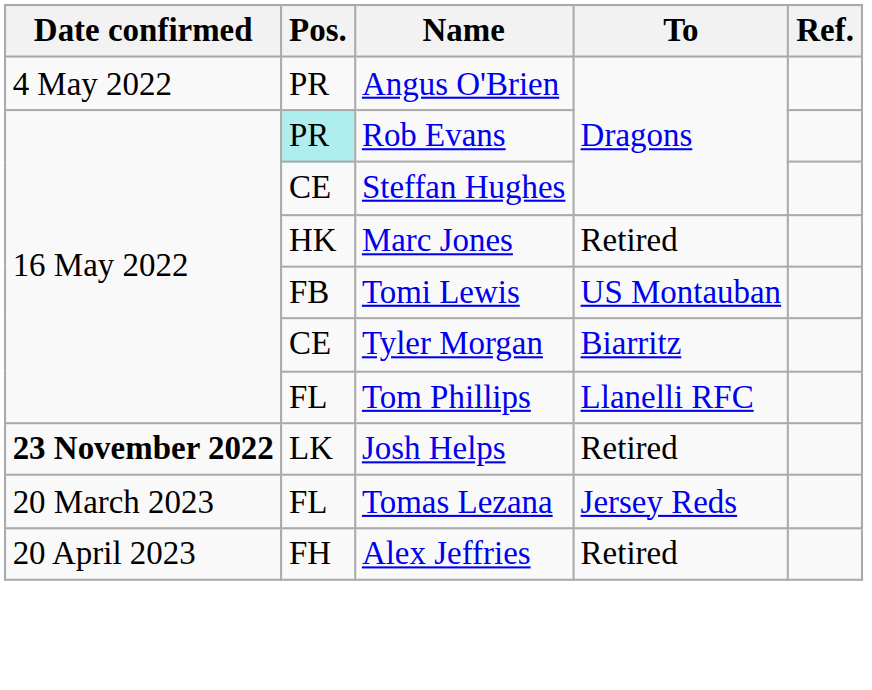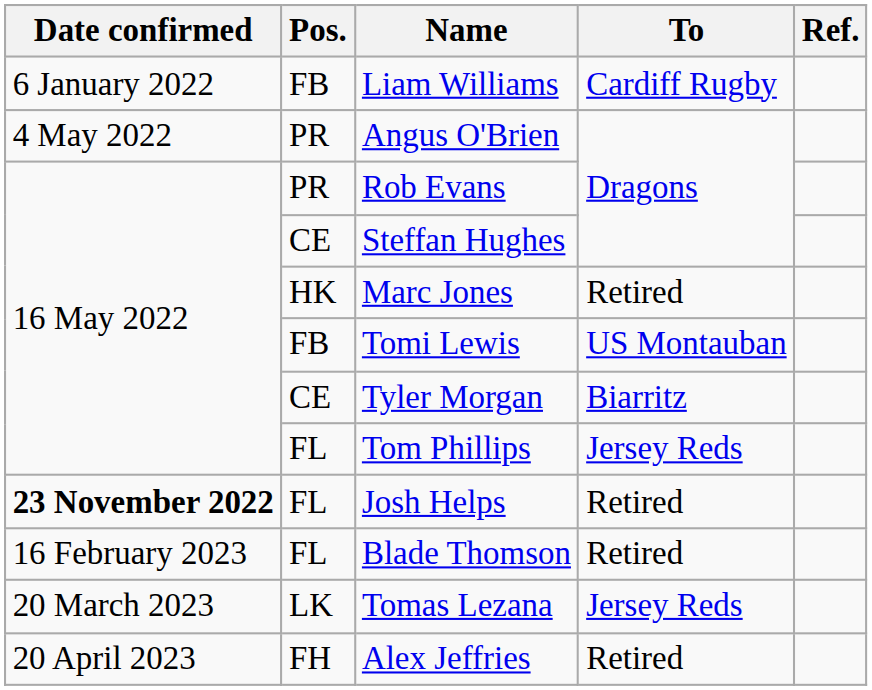+ row: (460, 82)
(309, 135) paleturquoise background -> (309, 187) no background
(667, 396) Llanelli RFC -> (664, 448) Jersey Reds
(311, 448) LK -> (308, 501) FL
+ row: (466, 553)
(308, 501) FL -> (311, 605) LK
